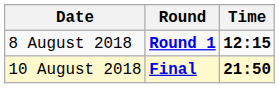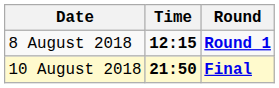columns swapped: (247, 18) <-> (182, 18)
